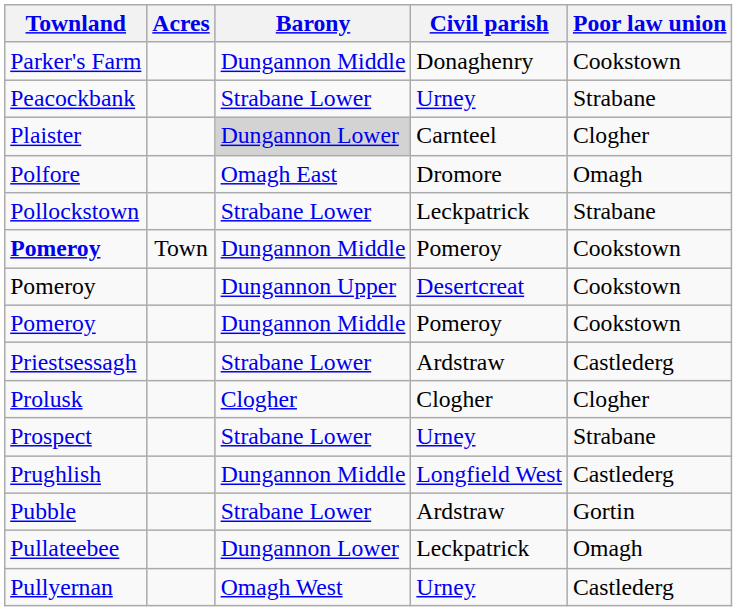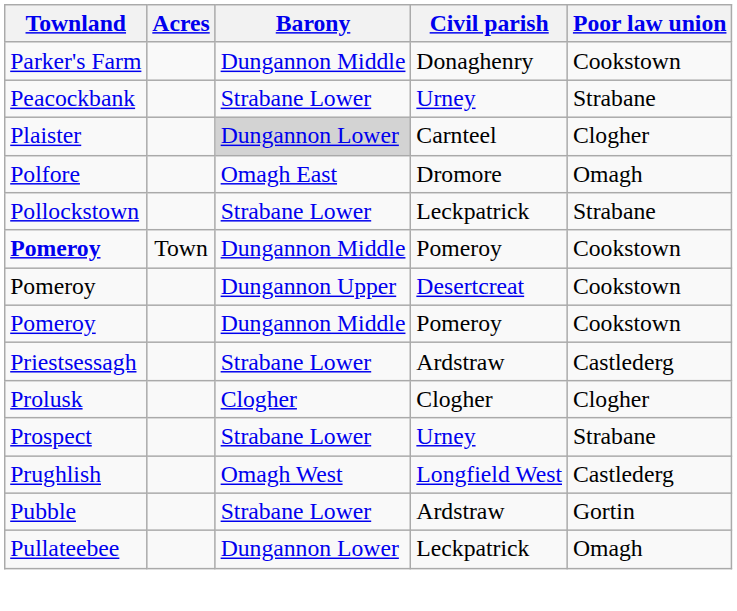(313, 473) Dungannon Middle -> (282, 473) Omagh West
- row: (62, 586)
